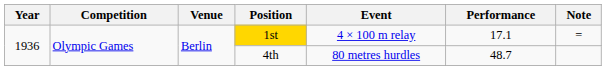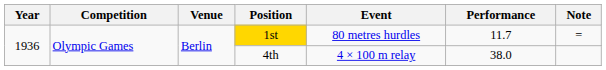(376, 35) 4 × 100 m relay -> (376, 35) 80 metres hurdles
(501, 35) 17.1 -> (501, 35) 11.7
(376, 55) 80 metres hurdles -> (376, 55) 4 × 100 m relay
(501, 55) 48.7 -> (501, 55) 38.0
